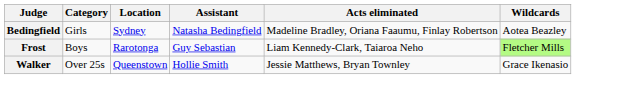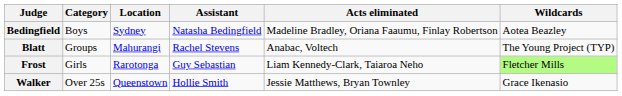(76, 30) Girls -> (76, 30) Boys
+ row: (33, 47)
(76, 47) Boys -> (76, 64) Girls
